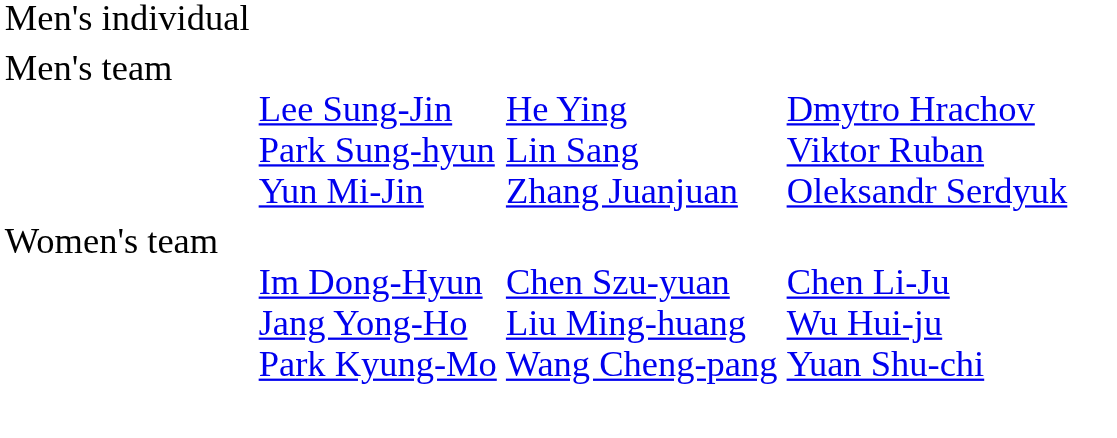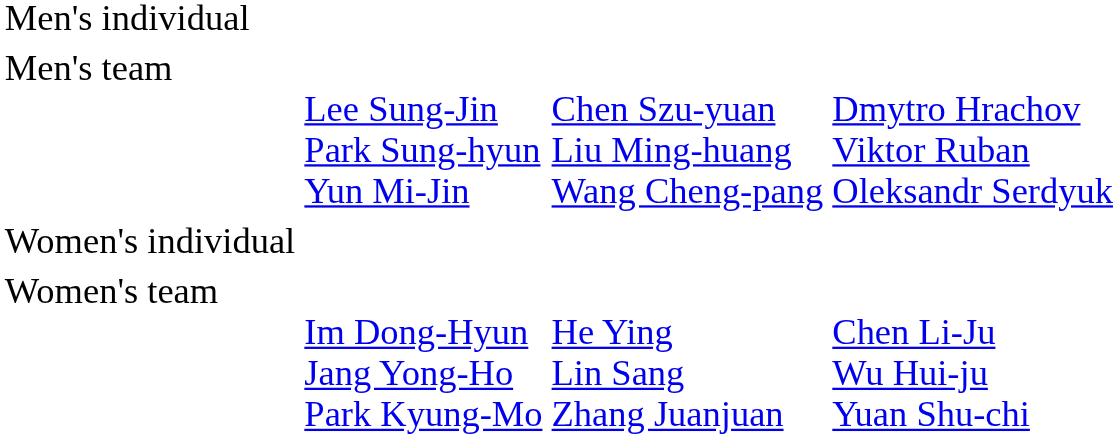(622, 149) He Ying Lin Sang Zhang Juanjuan -> (687, 149) Chen Szu-yuan Liu Ming-huang Wang Cheng-pang
+ row: (150, 241)
(642, 323) Chen Szu-yuan Liu Ming-huang Wang Cheng-pang -> (668, 373) He Ying Lin Sang Zhang Juanjuan
